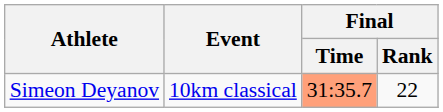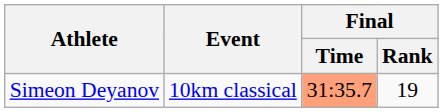(407, 90) 22 -> (407, 90) 19
